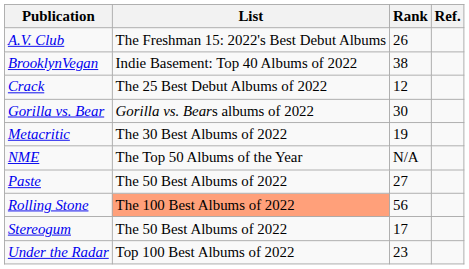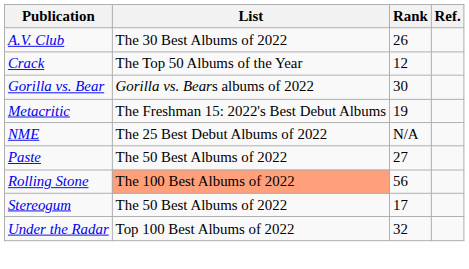(251, 39) The Freshman 15: 2022's Best Debut Albums -> (201, 39) The 30 Best Albums of 2022
- row: (53, 63)
(221, 87) The 25 Best Debut Albums of 2022 -> (209, 63) The Top 50 Albums of the Year
(201, 134) The 30 Best Albums of 2022 -> (251, 110) The Freshman 15: 2022's Best Debut Albums
(209, 157) The Top 50 Albums of the Year -> (221, 134) The 25 Best Debut Albums of 2022
(400, 252) 23 -> (400, 228) 32
